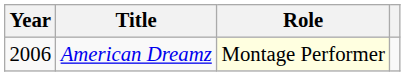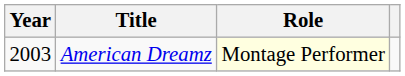(30, 53) 2006 -> (30, 53) 2003
